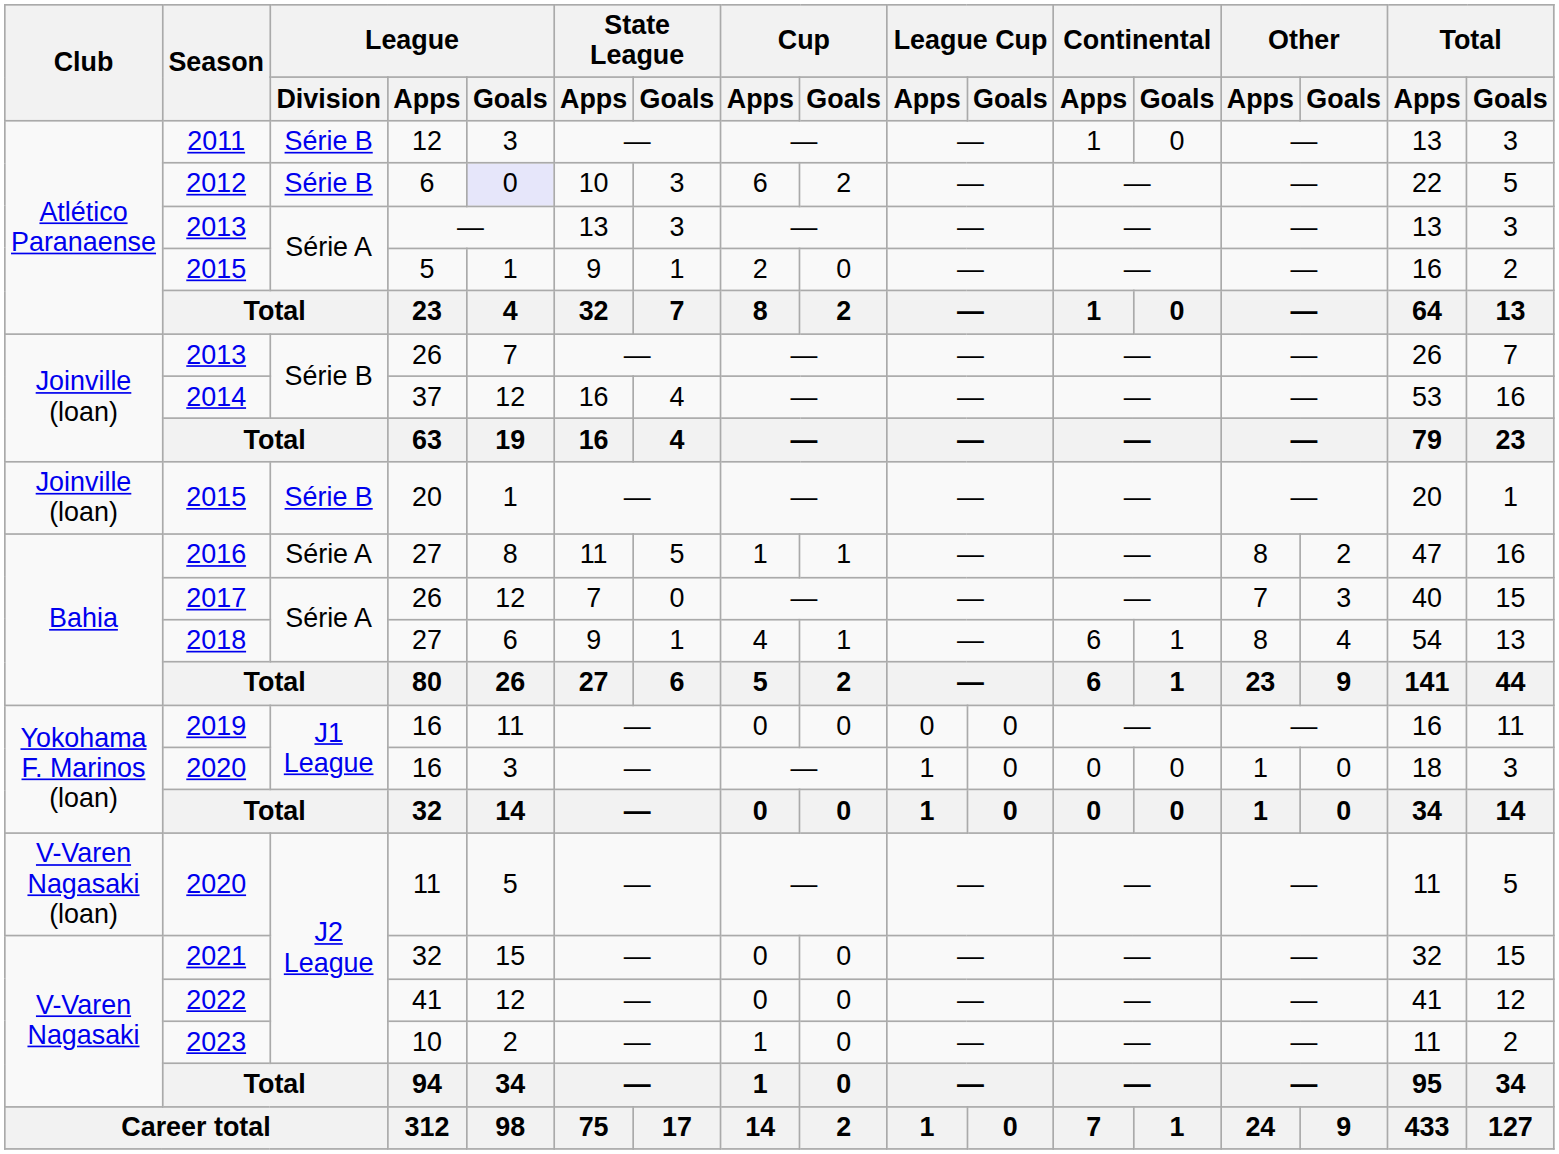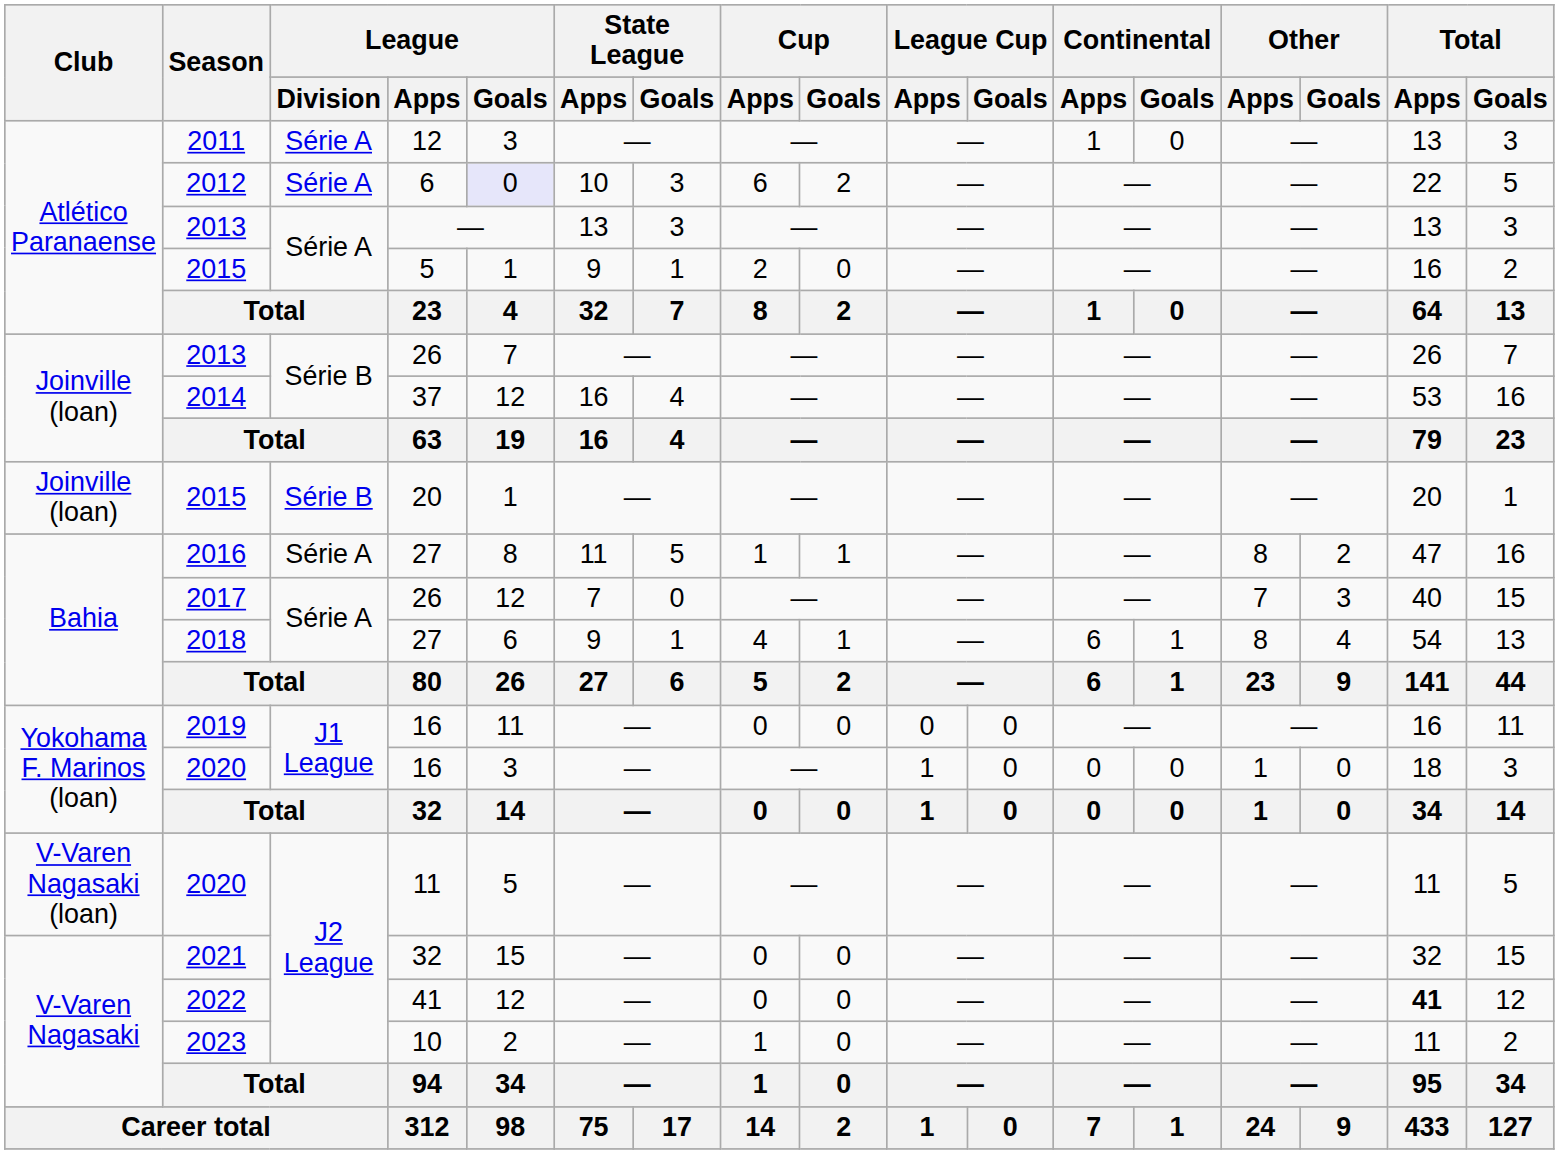(329, 141) Série B -> (329, 141) Série A
(329, 183) Série B -> (329, 183) Série A
(1427, 999) normal -> (1427, 999) bold
